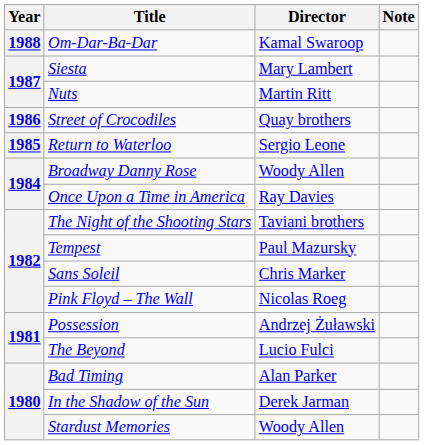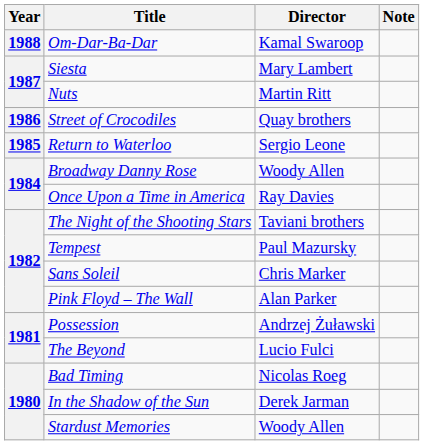(303, 299) Nicolas Roeg -> (298, 299) Alan Parker
(298, 376) Alan Parker -> (303, 376) Nicolas Roeg
